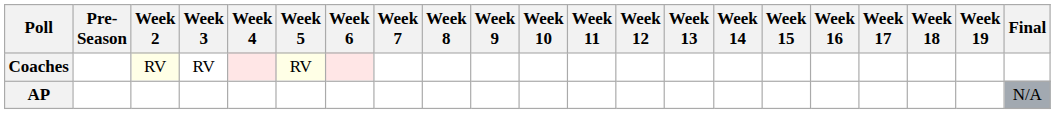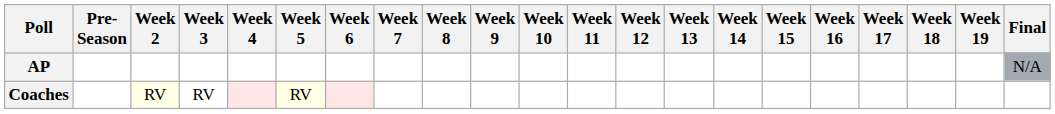rows swapped: (39, 95) <-> (39, 66)
